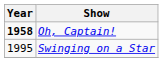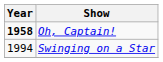(20, 48) 1995 -> (20, 48) 1994
